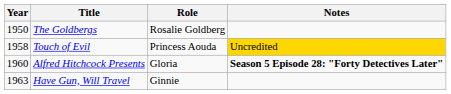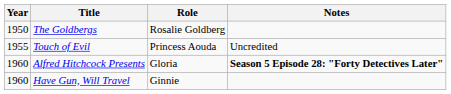(18, 47) 1958 -> (18, 47) 1955
(254, 47) gold background -> (254, 47) no background
(18, 81) 1963 -> (18, 81) 1960
